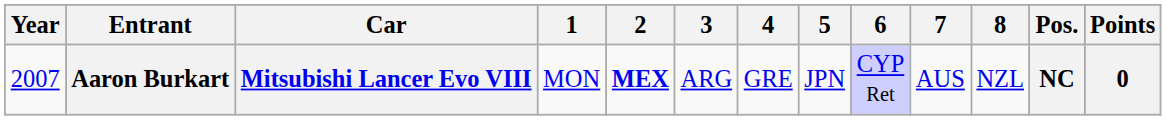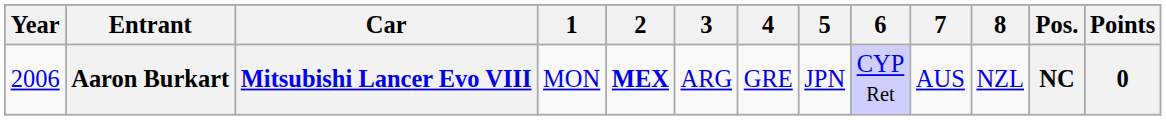(35, 79) 2007 -> (35, 79) 2006
